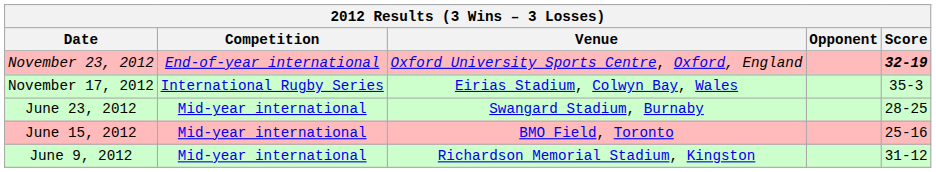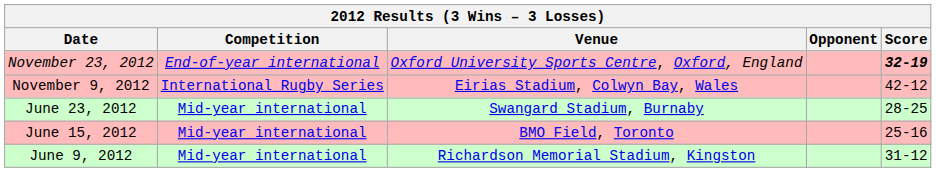- row: (81, 86)
+ row: (81, 86)
